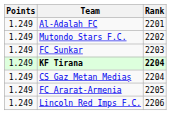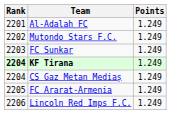columns swapped: (155, 11) <-> (21, 11)
